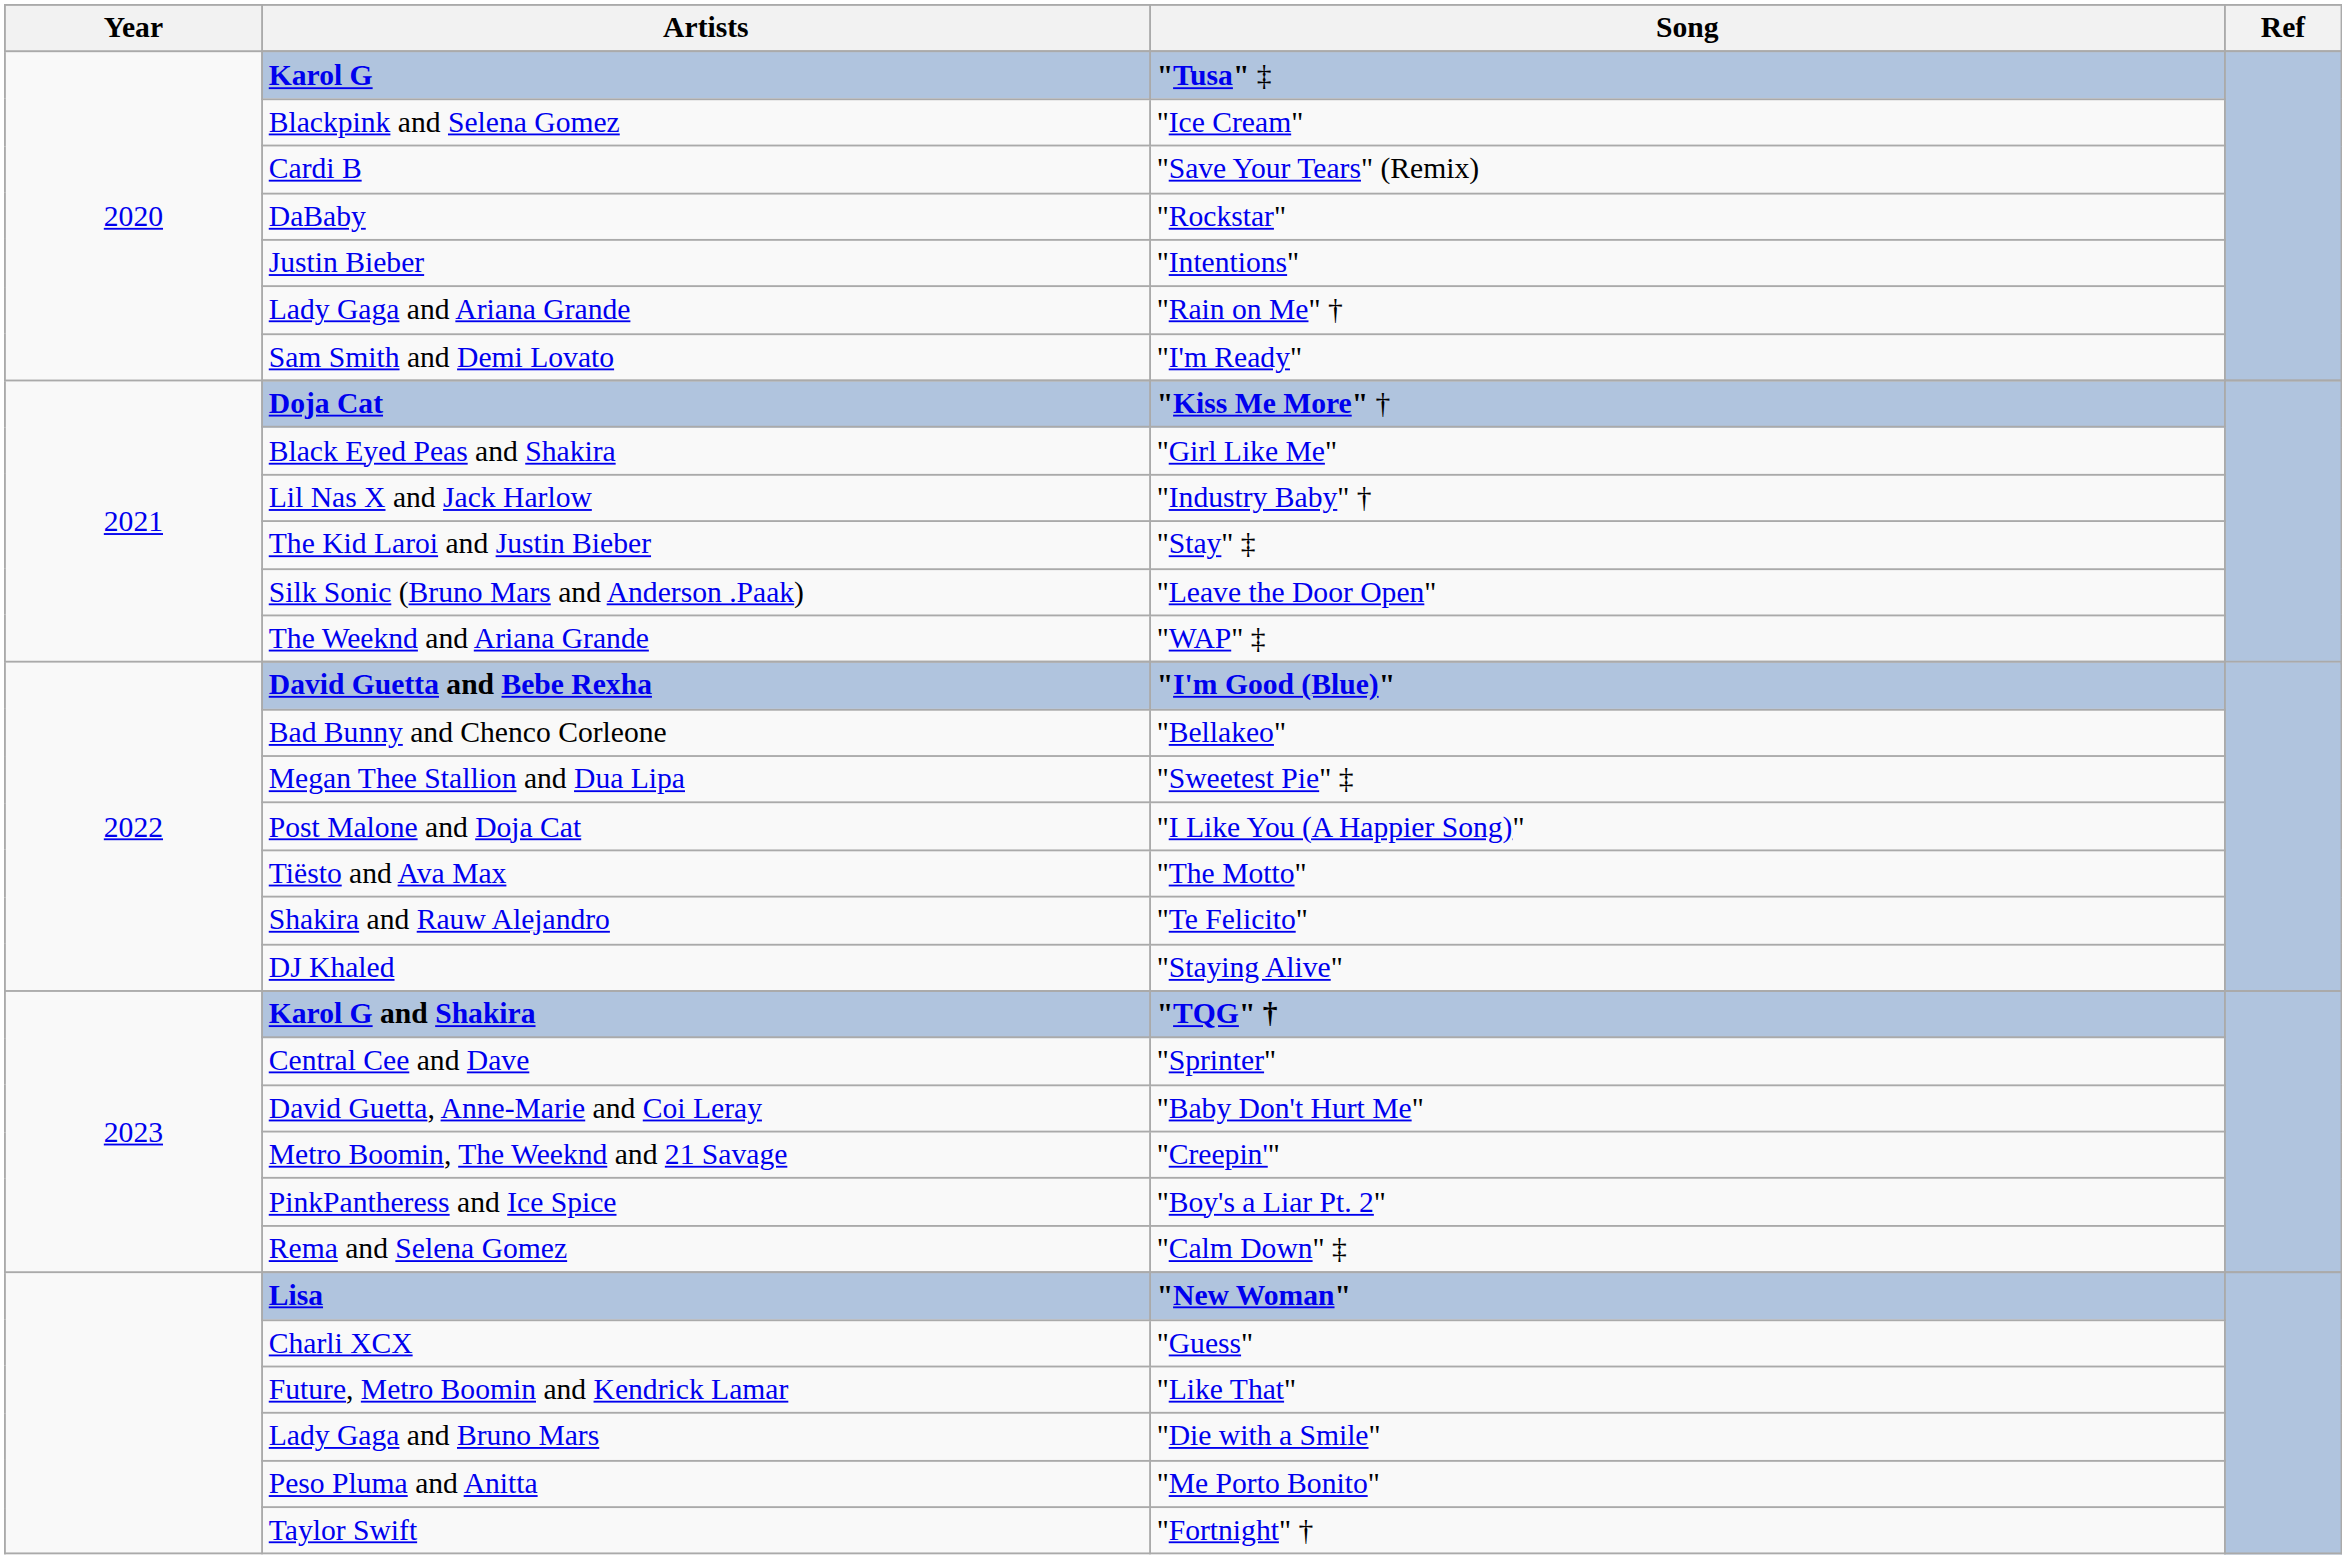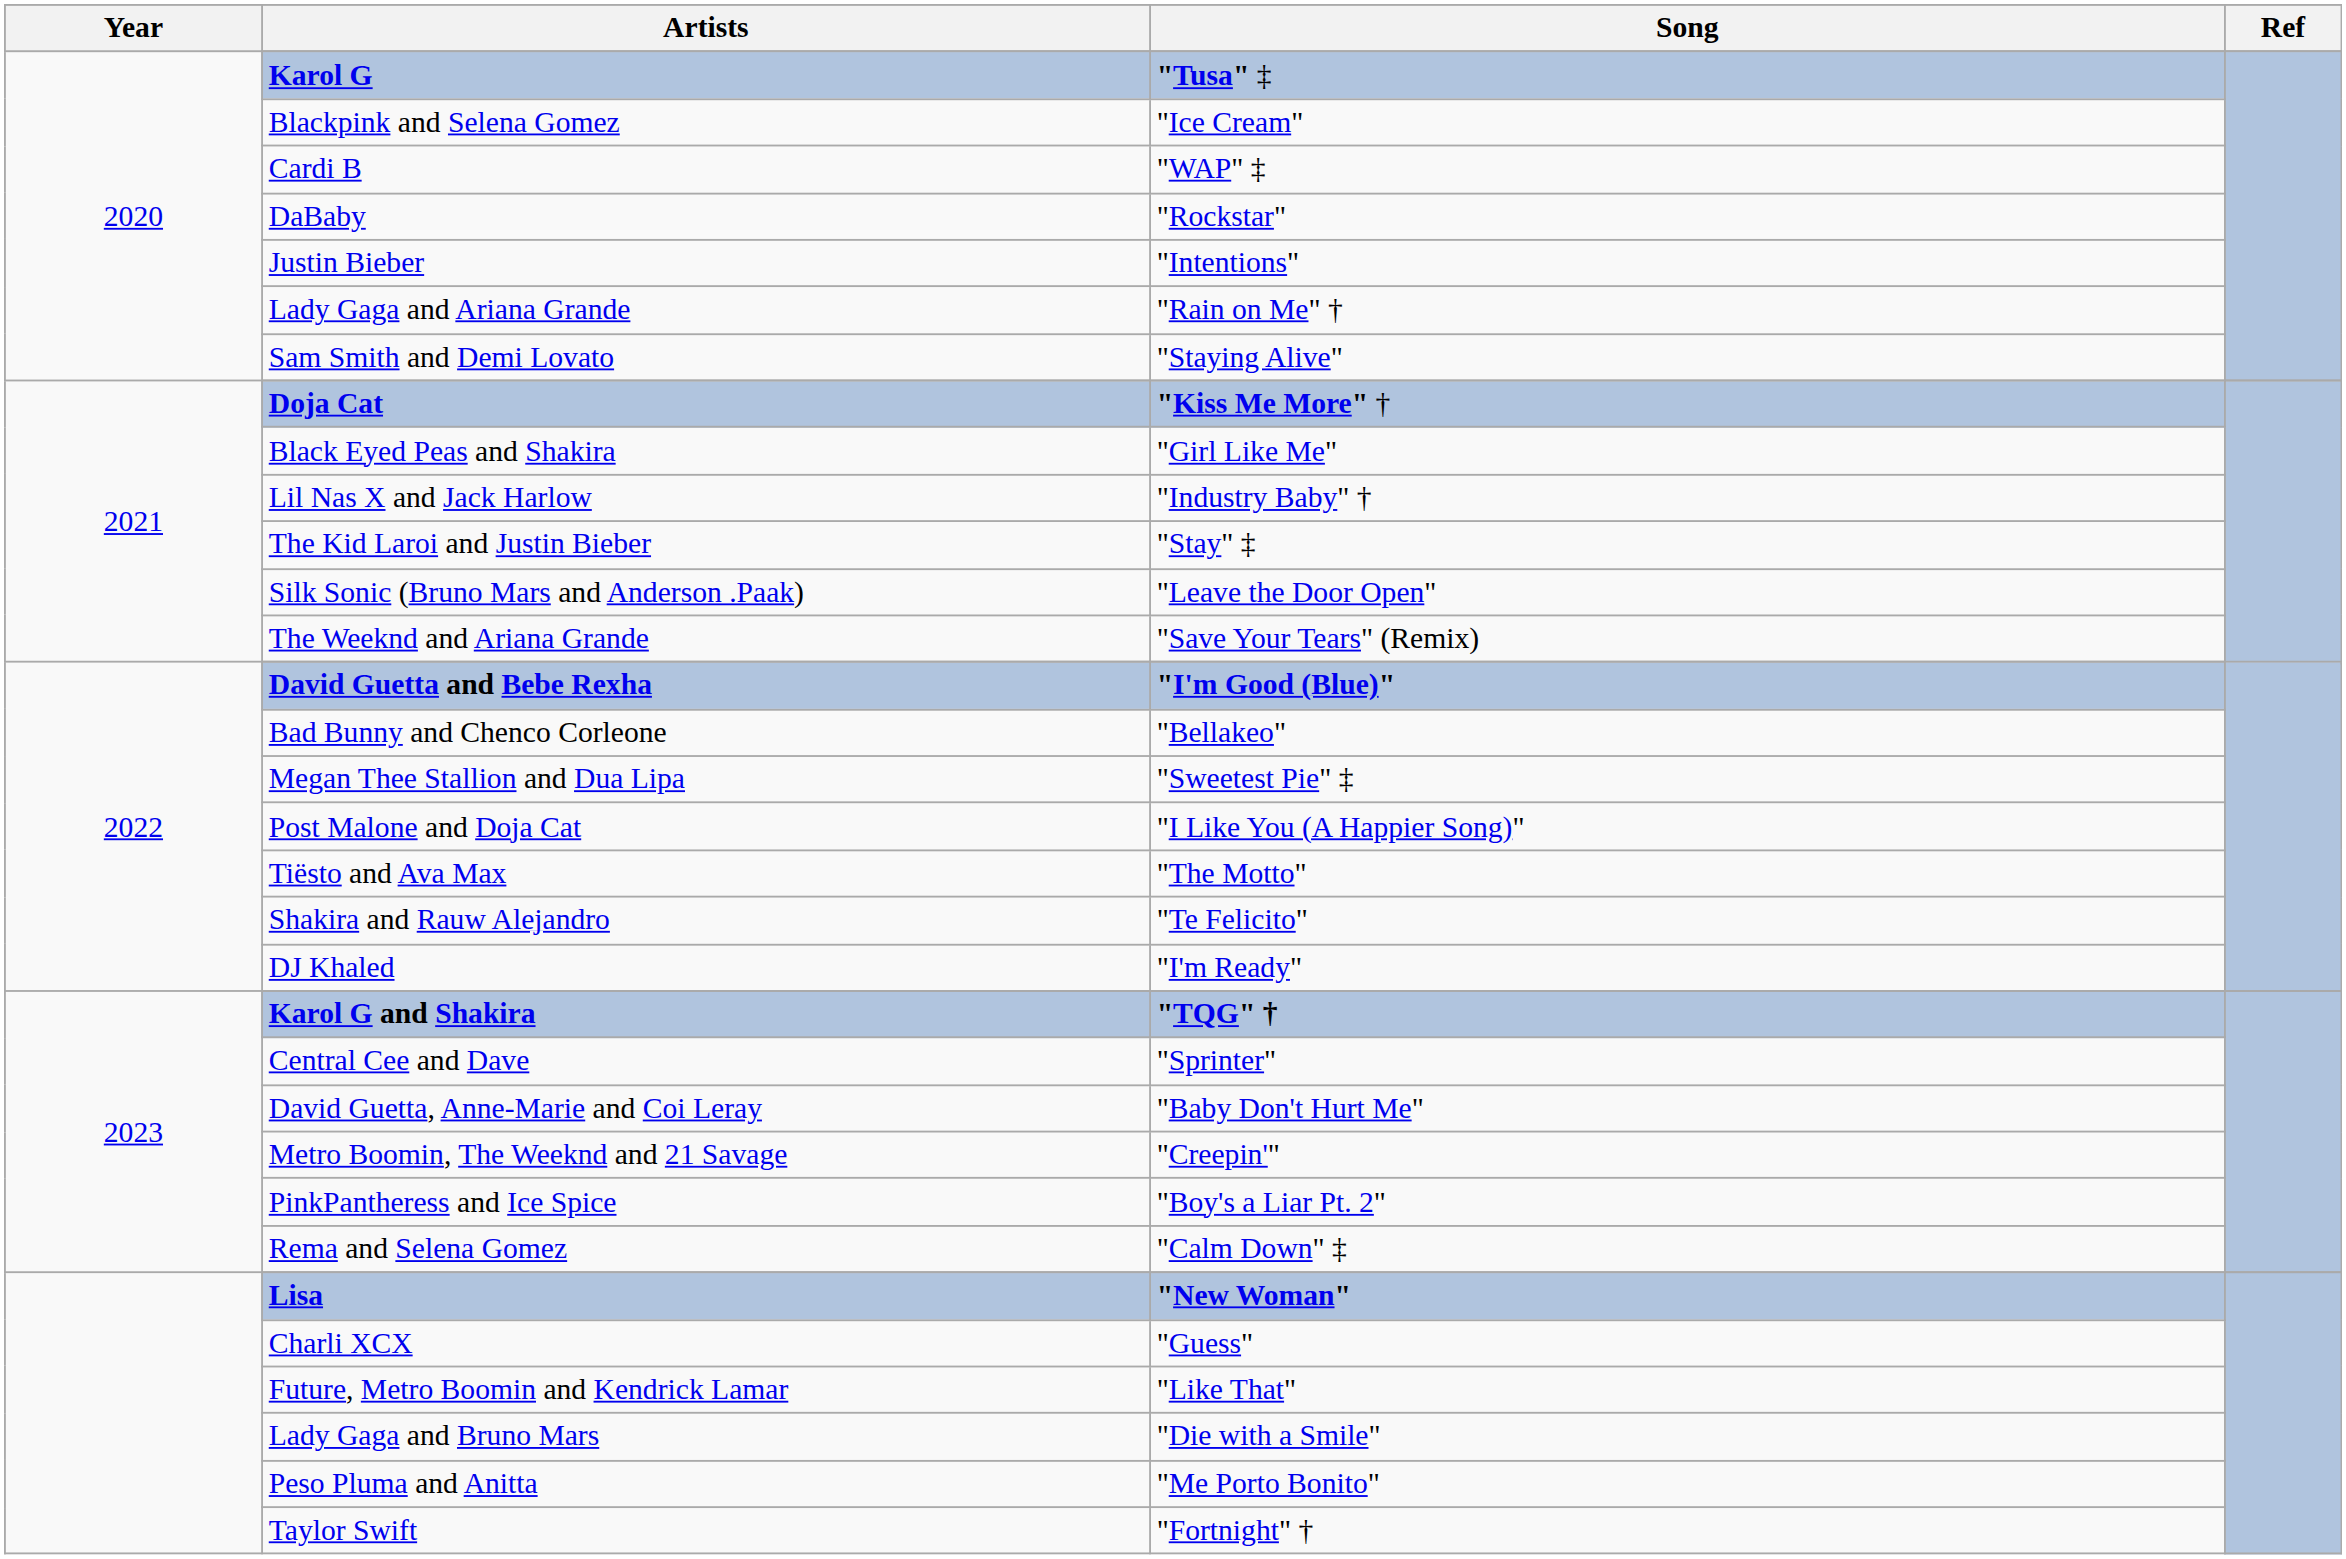(1318, 168) "Save Your Tears" (Remix) -> (1211, 168) "WAP" ‡
(1229, 356) "I'm Ready" -> (1250, 356) "Staying Alive"
(1211, 638) "WAP" ‡ -> (1318, 638) "Save Your Tears" (Remix)
(1250, 966) "Staying Alive" -> (1229, 966) "I'm Ready"
